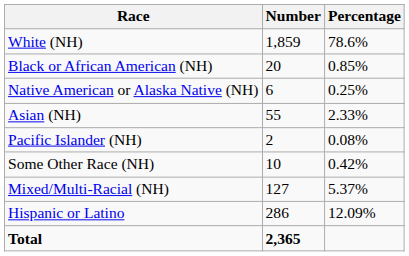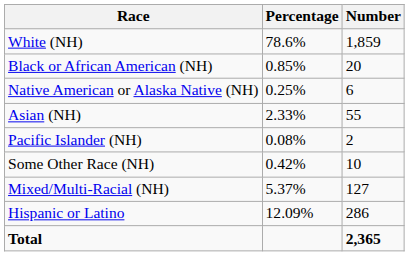columns swapped: (293, 16) <-> (364, 16)
